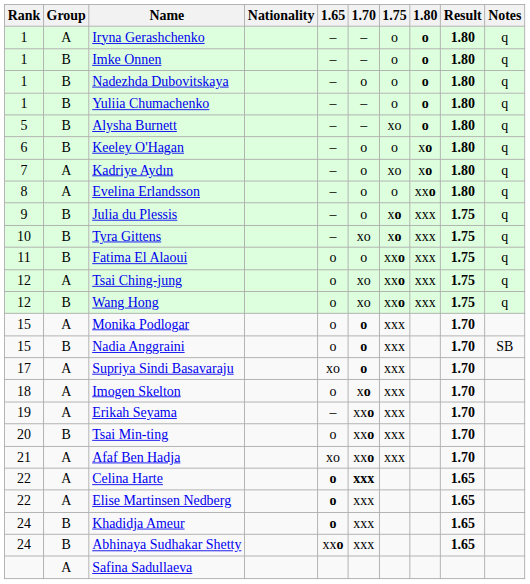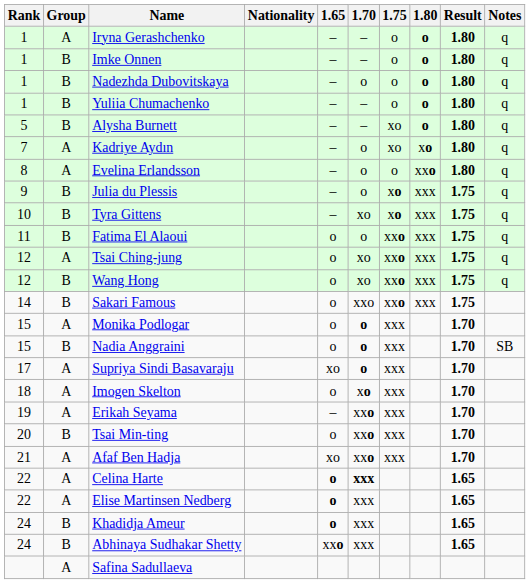- row: (138, 147)
+ row: (134, 302)
